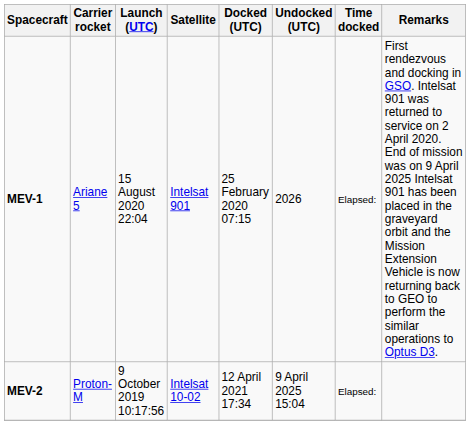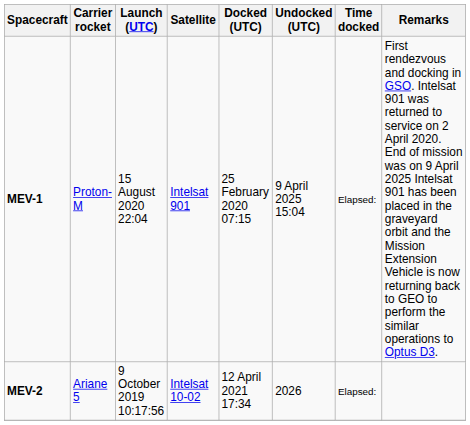(90, 199) Ariane 5 -> (93, 199) Proton-M
(288, 199) 2026 -> (292, 199) 9 April 2025 15:04
(93, 391) Proton-M -> (90, 391) Ariane 5
(292, 391) 9 April 2025 15:04 -> (288, 391) 2026
